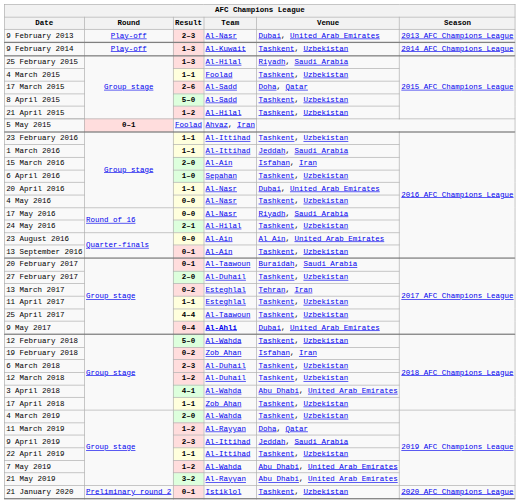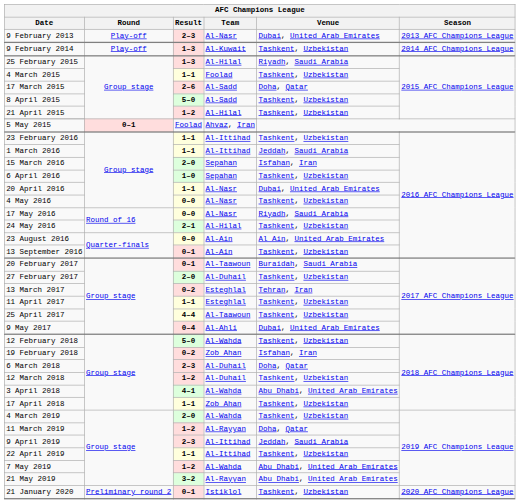(219, 163) Al-Ain -> (221, 163) Sepahan
(221, 327) bold -> (221, 327) normal
(303, 366) Tashkent, Uzbekistan -> (283, 366) Doha, Qatar
